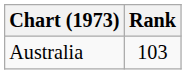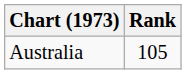(152, 52) 103 -> (152, 52) 105
